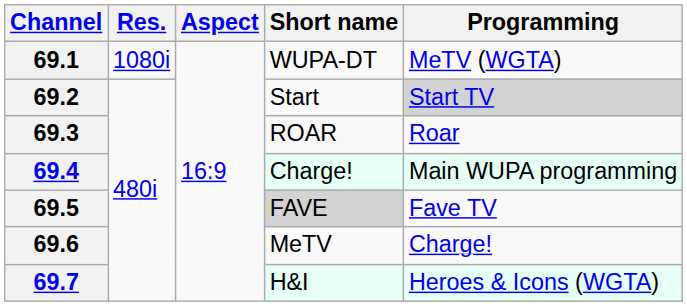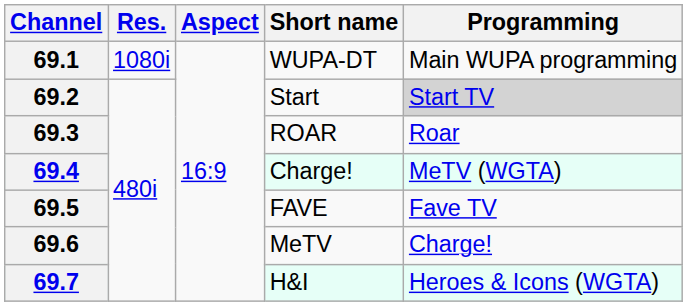(485, 60) MeTV (WGTA) -> (543, 60) Main WUPA programming
(543, 171) Main WUPA programming -> (485, 171) MeTV (WGTA)
(299, 208) lightgrey background -> (299, 208) no background
